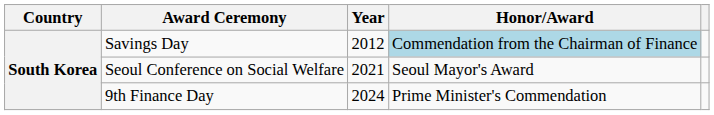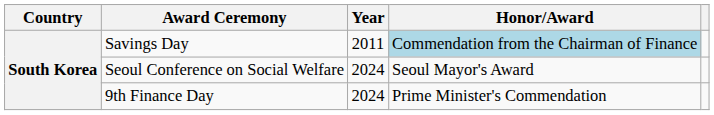(368, 43) 2012 -> (368, 43) 2011
(368, 69) 2021 -> (368, 69) 2024
